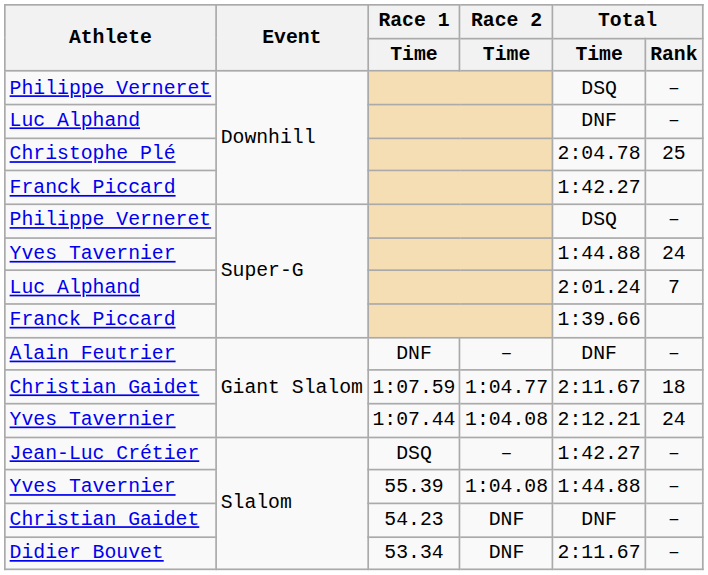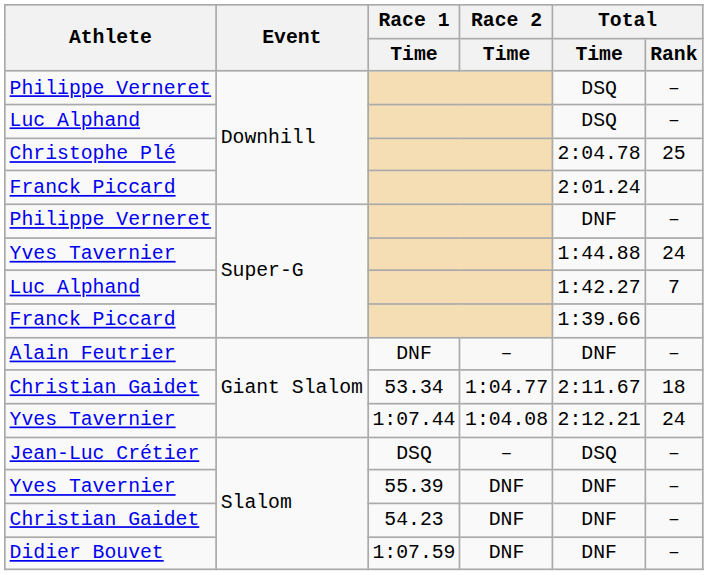(599, 121) DNF -> (599, 121) DSQ
(599, 187) 1:42.27 -> (599, 187) 2:01.24
(599, 220) DSQ -> (599, 220) DNF
(599, 287) 2:01.24 -> (599, 287) 1:42.27
(414, 387) 1:07.59 -> (414, 387) 53.34
(599, 453) 1:42.27 -> (599, 453) DSQ
(507, 486) 1:04.08 -> (507, 486) DNF
(599, 486) 1:44.88 -> (599, 486) DNF
(414, 553) 53.34 -> (414, 553) 1:07.59
(599, 553) 2:11.67 -> (599, 553) DNF
